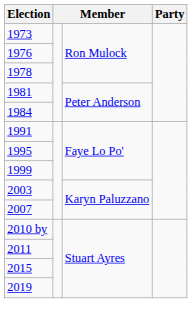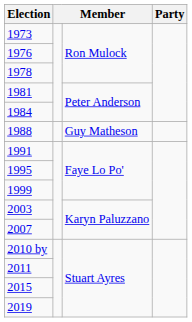+ row: (20, 131)
